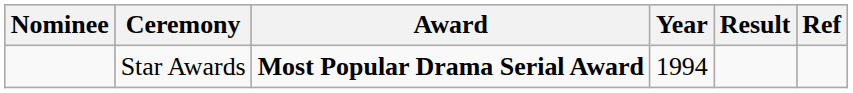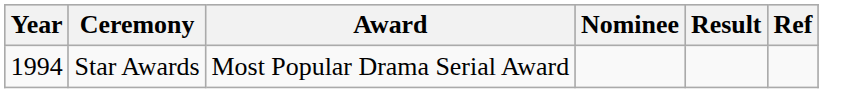columns swapped: (682, 25) <-> (60, 25)
(451, 66) bold -> (390, 66) normal
